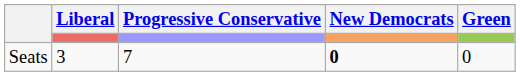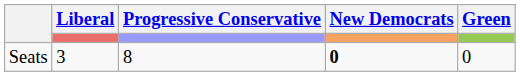(127, 56) 7 -> (127, 56) 8
